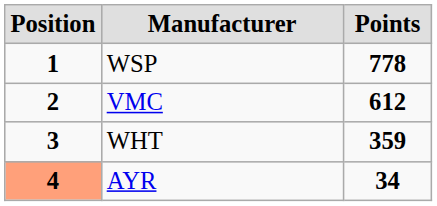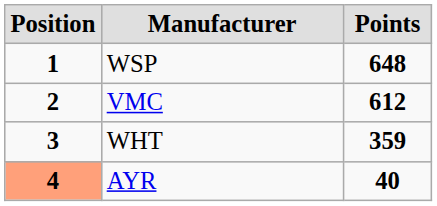(388, 63) 778 -> (388, 63) 648
(388, 180) 34 -> (388, 180) 40
